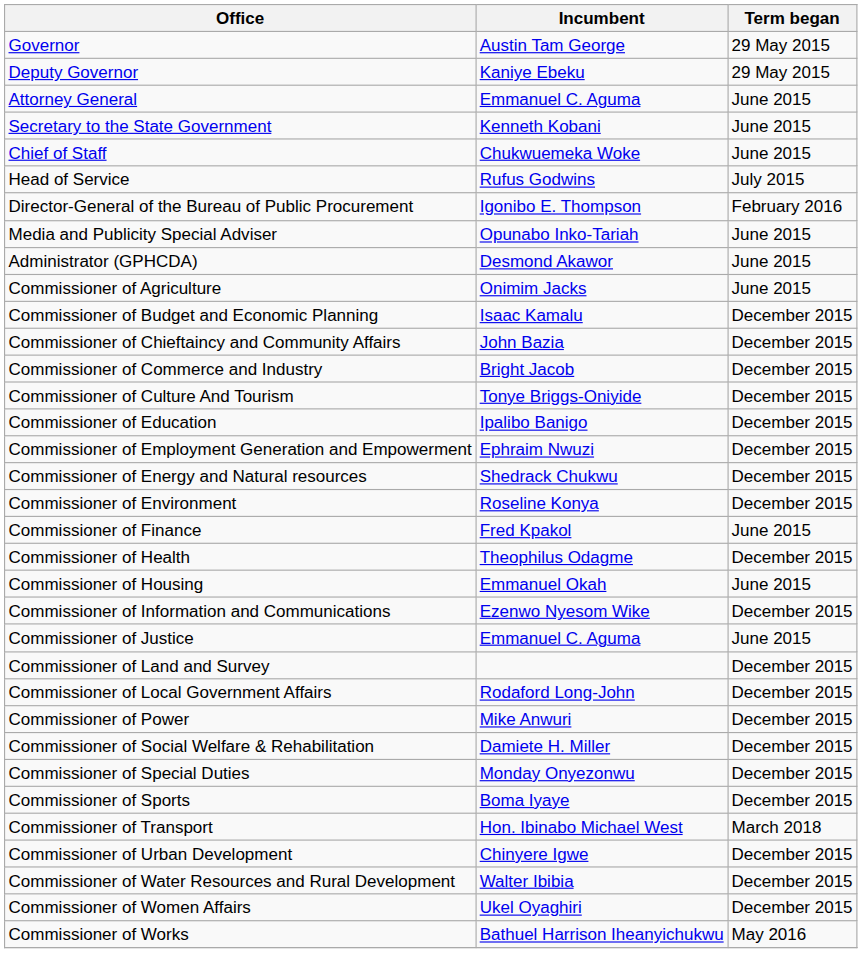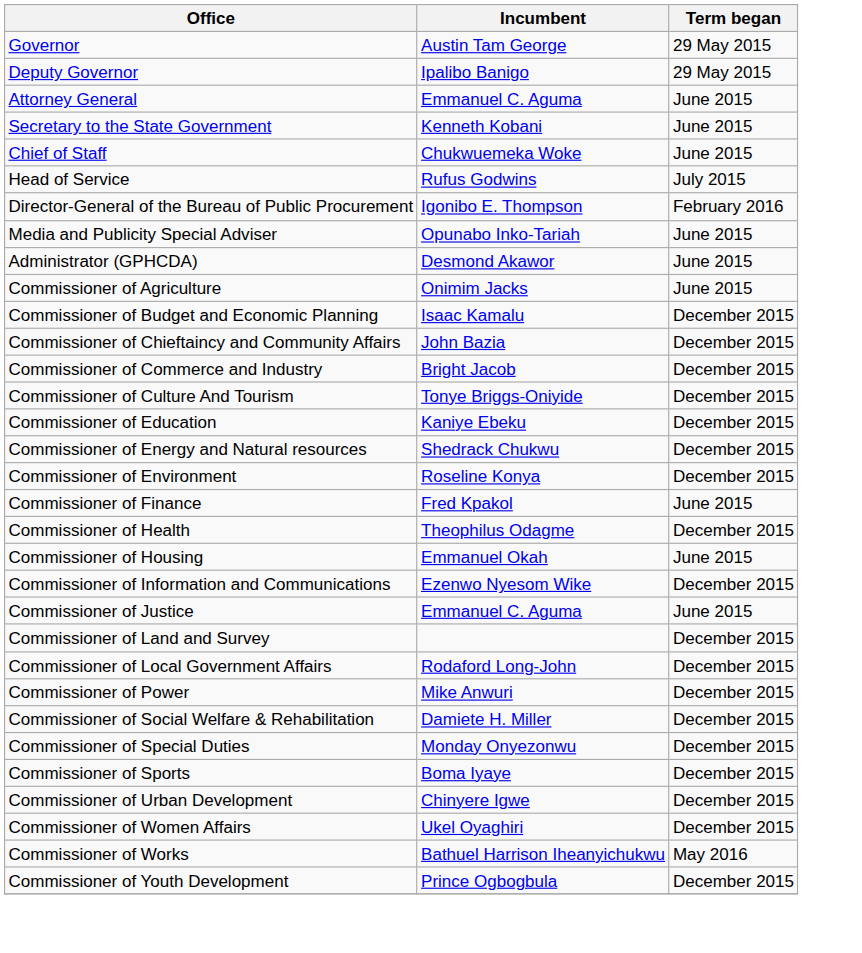(532, 72) Kaniye Ebeku -> (475, 72) Ipalibo Banigo
(534, 422) Ipalibo Banigo -> (474, 422) Kaniye Ebeku
- row: (240, 449)
- row: (111, 827)
- row: (232, 881)
+ row: (148, 881)
